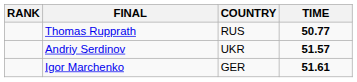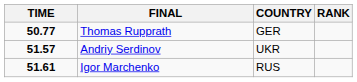columns swapped: (23, 13) <-> (316, 13)
(233, 31) RUS -> (268, 31) GER
(233, 67) GER -> (268, 67) RUS
